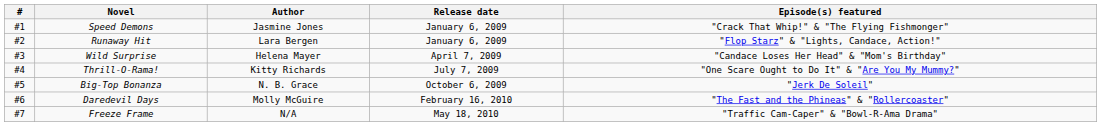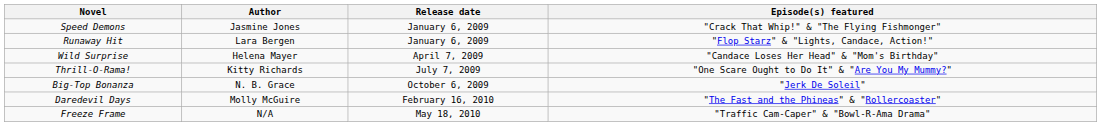- column: (20, 12)
